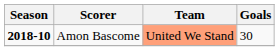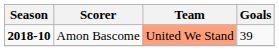(246, 35) 30 -> (246, 35) 39
